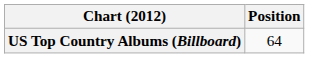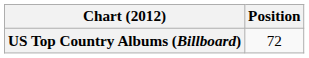(274, 40) 64 -> (274, 40) 72
